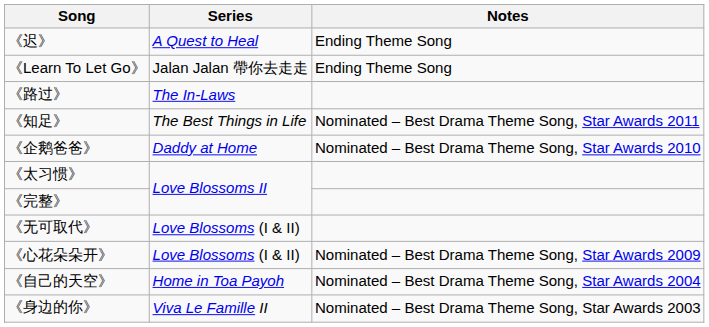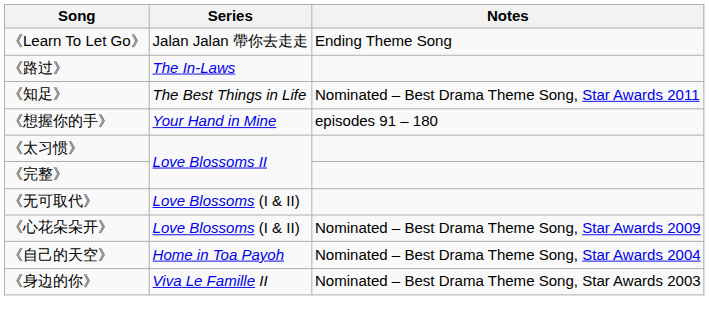- row: (30, 41)
+ row: (61, 121)
- row: (53, 147)
